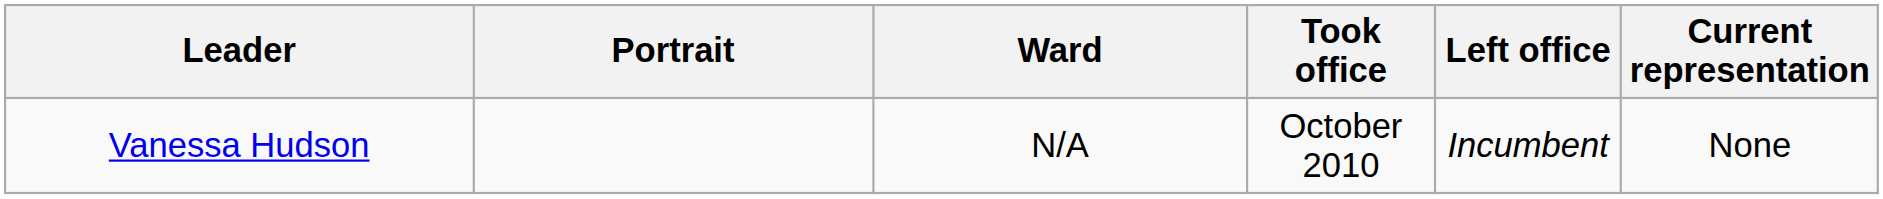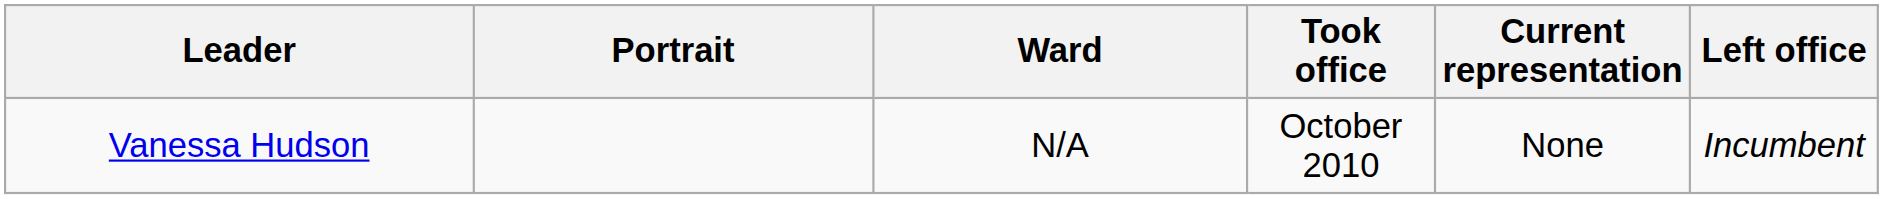columns swapped: (1528, 51) <-> (1750, 51)
